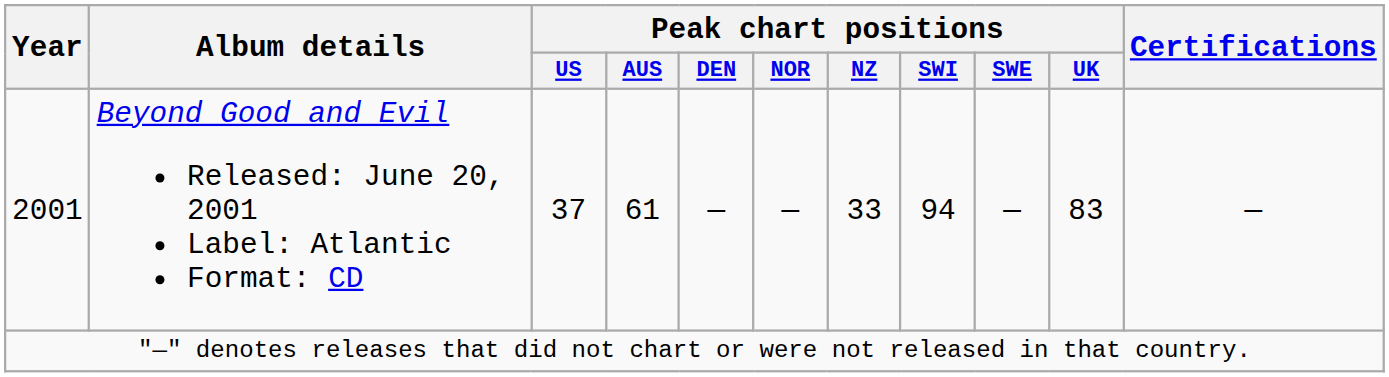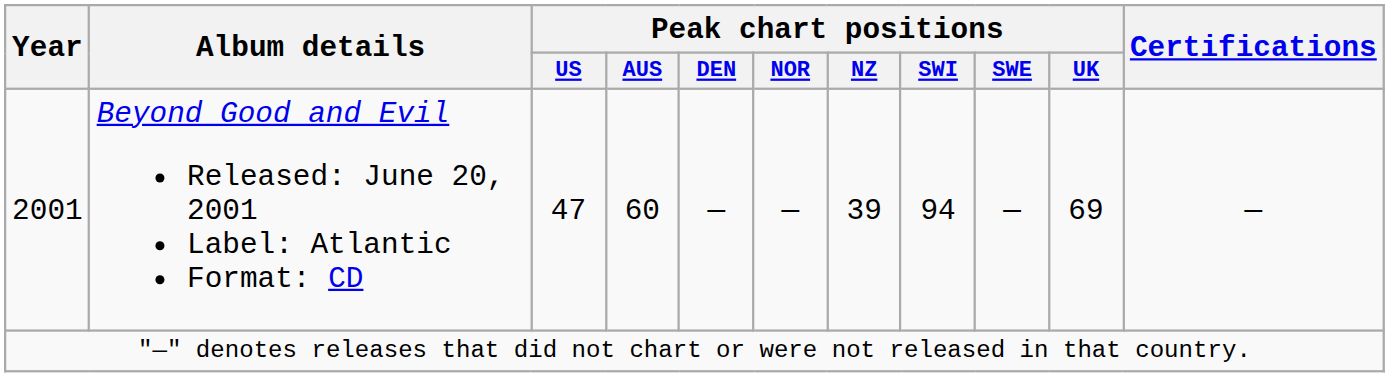(568, 210) 37 -> (568, 210) 47
(642, 210) 61 -> (642, 210) 60
(864, 210) 33 -> (864, 210) 39
(1086, 210) 83 -> (1086, 210) 69
